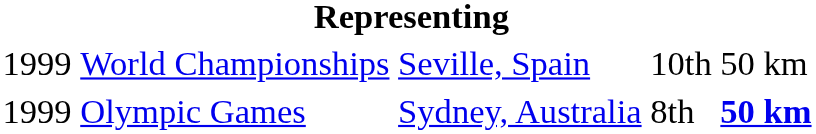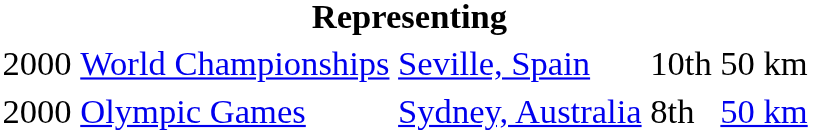(37, 63) 1999 -> (37, 63) 2000
(37, 111) 1999 -> (37, 111) 2000
(766, 111) bold -> (764, 111) normal
